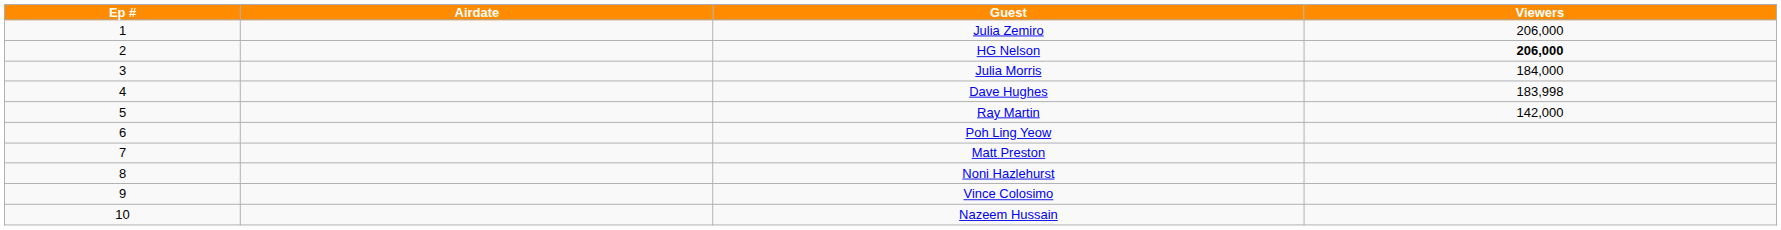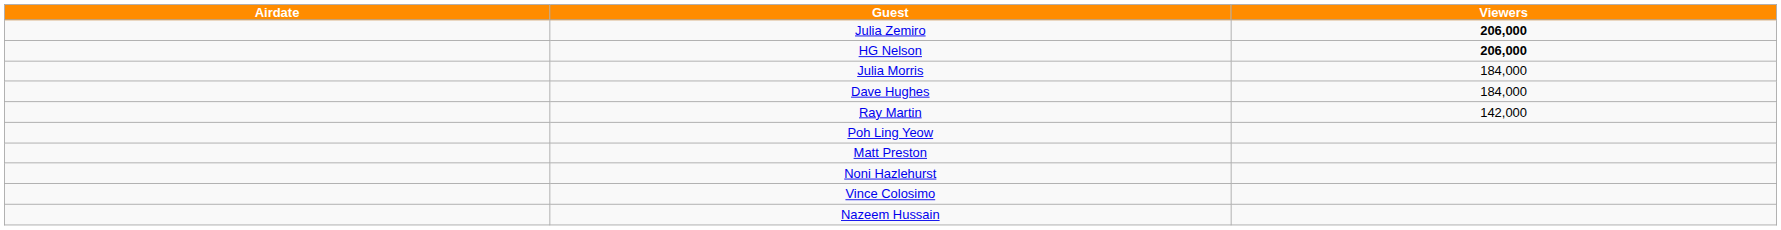- column: (123, 12)
(1540, 30) normal -> (1504, 30) bold
(1540, 92) 183,998 -> (1504, 92) 184,000
